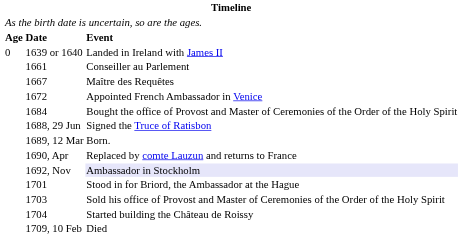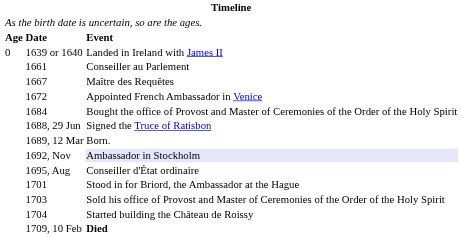- row: (47, 155)
+ row: (48, 170)
(97, 229) normal -> (97, 229) bold
